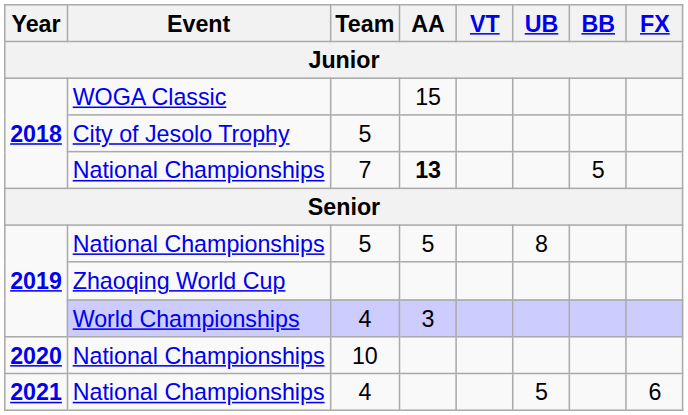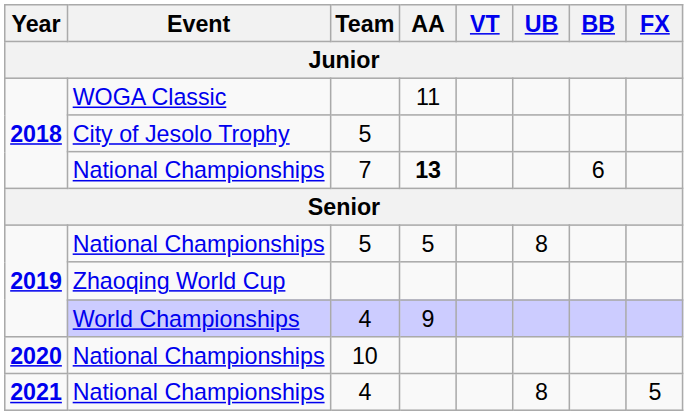(428, 97) 15 -> (428, 97) 11
(598, 171) 5 -> (598, 171) 6
(428, 318) 3 -> (428, 318) 9
(541, 392) 5 -> (541, 392) 8
(655, 392) 6 -> (655, 392) 5
